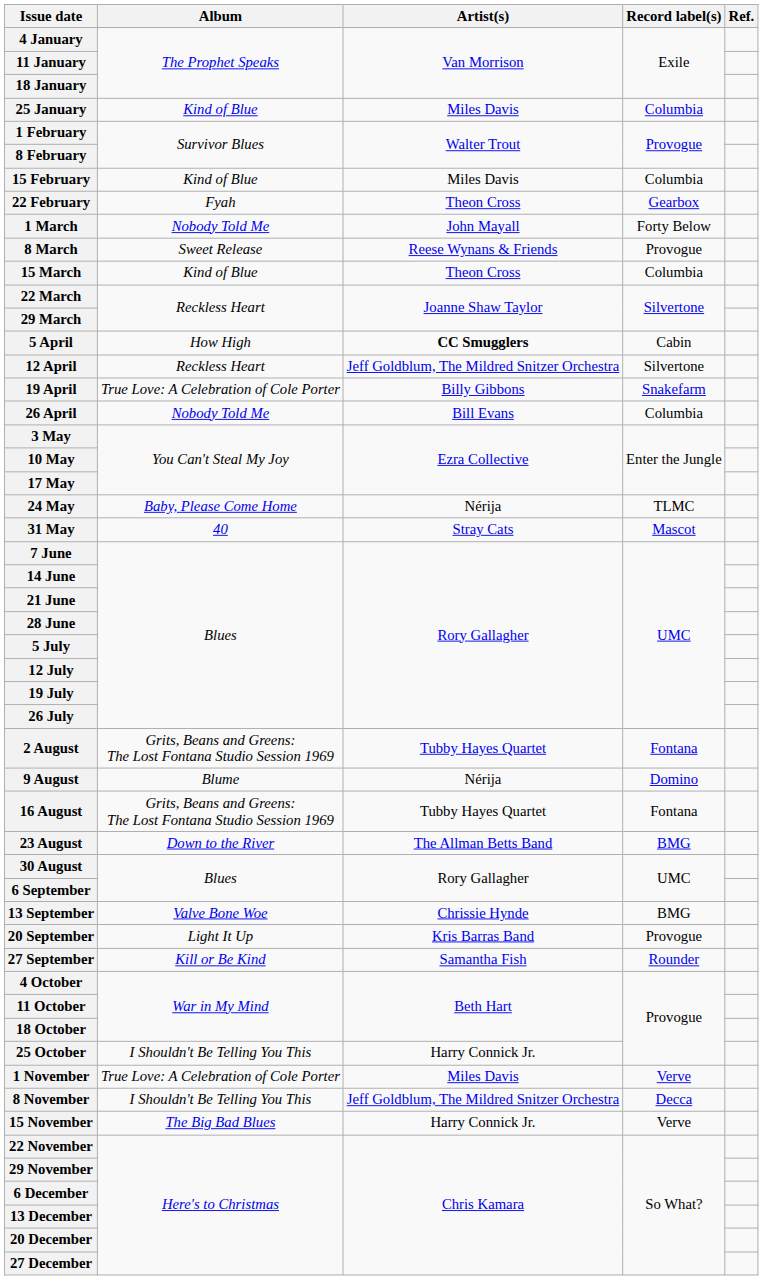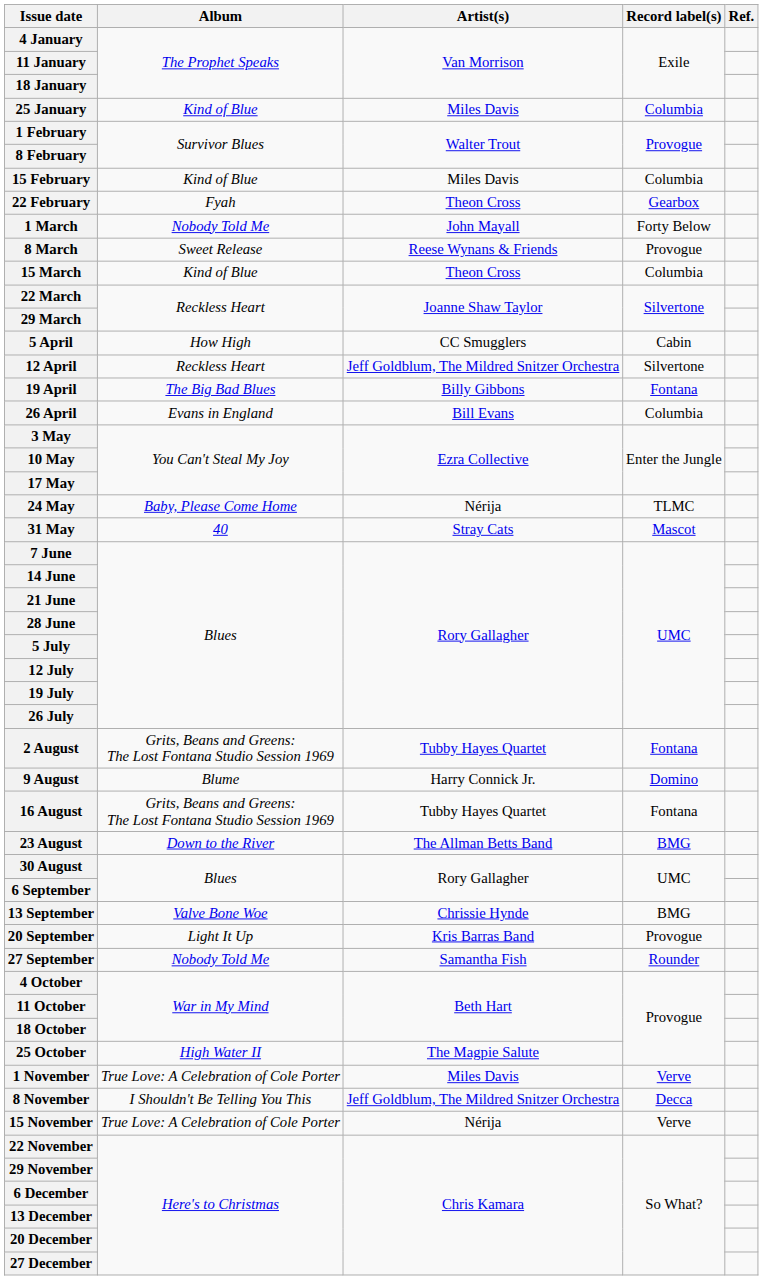(483, 343) bold -> (483, 343) normal
(220, 389) True Love: A Celebration of Cole Porter -> (220, 389) The Big Bad Blues
(674, 389) Snakefarm -> (674, 389) Fontana
(220, 413) Nobody Told Me -> (220, 413) Evans in England
(483, 779) Nérija -> (483, 779) Harry Connick Jr.
(220, 959) Kill or Be Kind -> (220, 959) Nobody Told Me
(220, 1053) I Shouldn't Be Telling You This -> (220, 1053) High Water II
(483, 1053) Harry Connick Jr. -> (483, 1053) The Magpie Salute
(220, 1123) The Big Bad Blues -> (220, 1123) True Love: A Celebration of Cole Porter
(483, 1123) Harry Connick Jr. -> (483, 1123) Nérija
